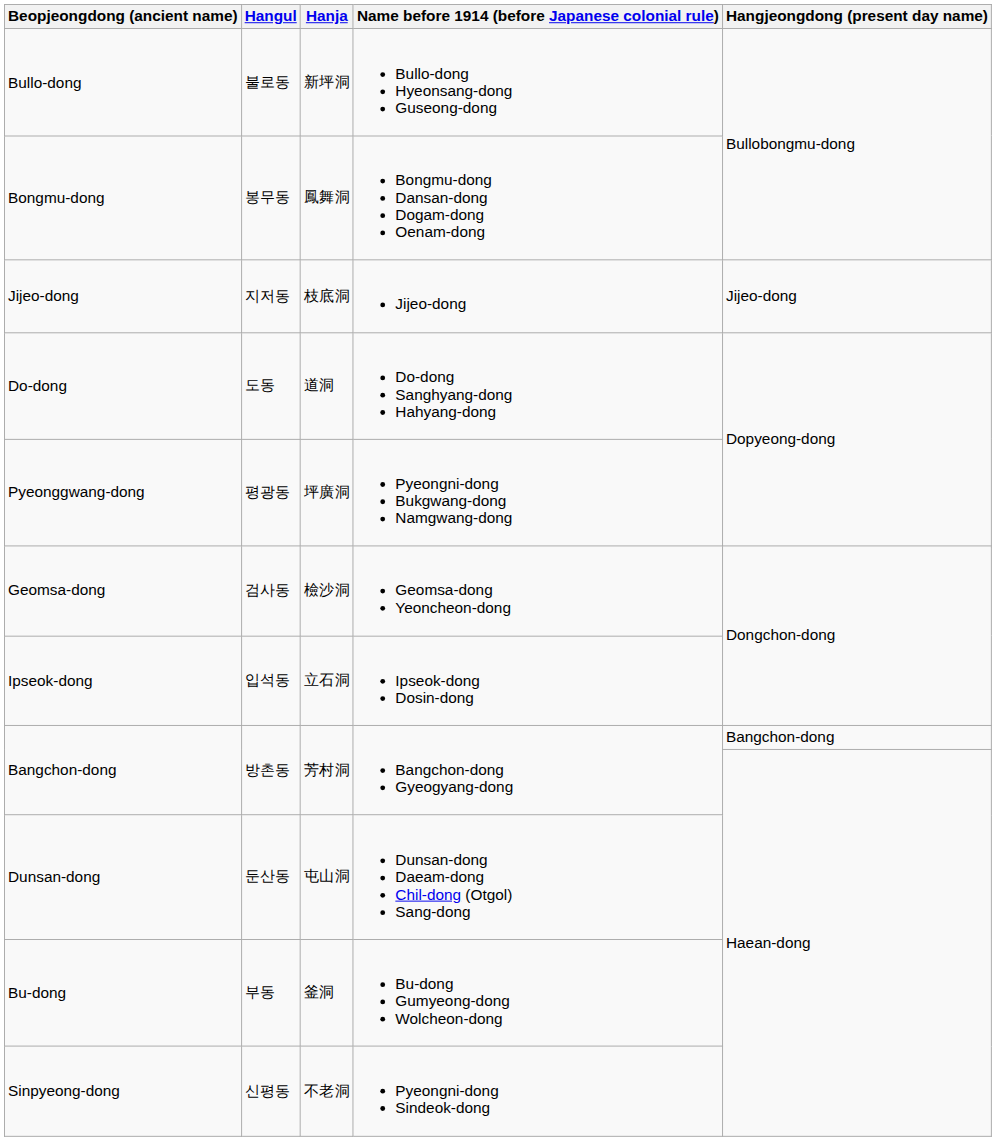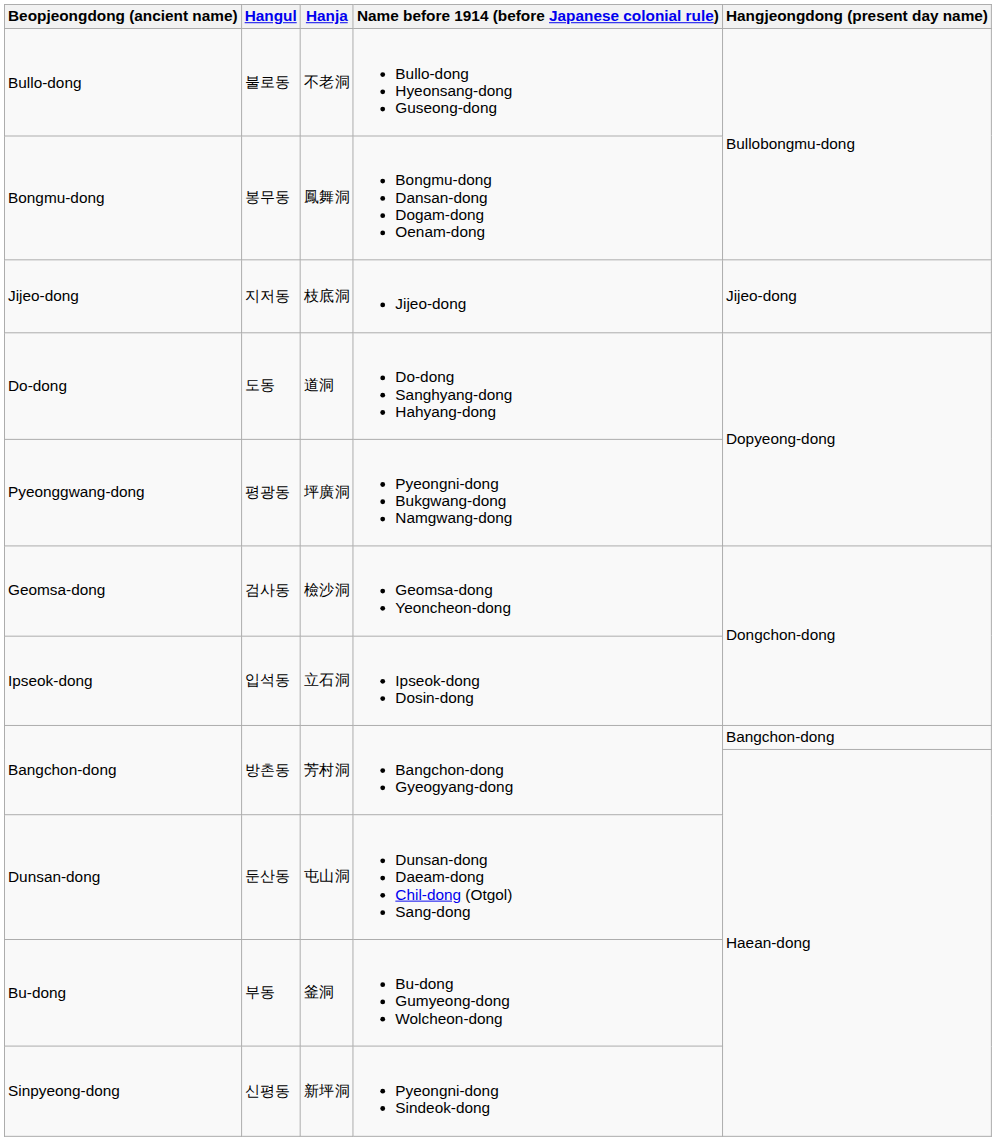(327, 81) 新坪洞 -> (327, 81) 不老洞
(327, 1090) 不老洞 -> (327, 1090) 新坪洞
